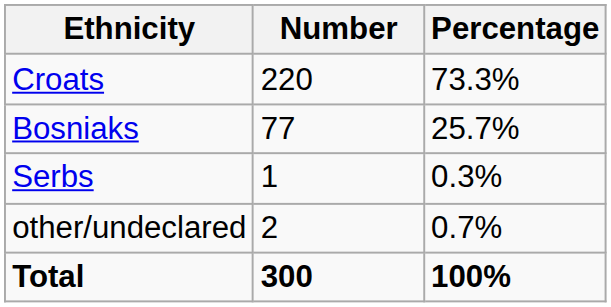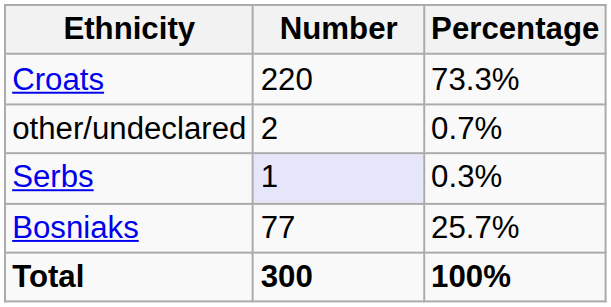rows swapped: (75, 128) <-> (129, 227)
(269, 177) no background -> (269, 177) lavender background
